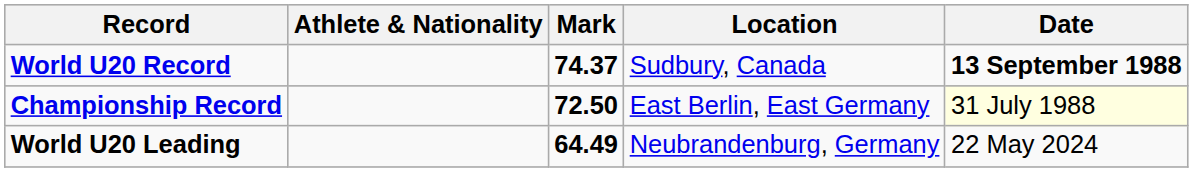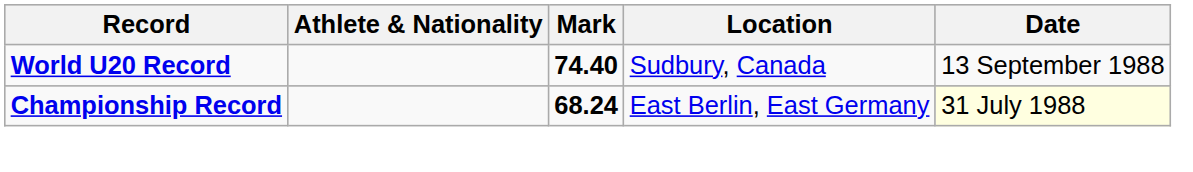(586, 65) 74.37 -> (586, 65) 74.40
(1066, 65) bold -> (1053, 65) normal
(586, 105) 72.50 -> (586, 105) 68.24
- row: (126, 145)
